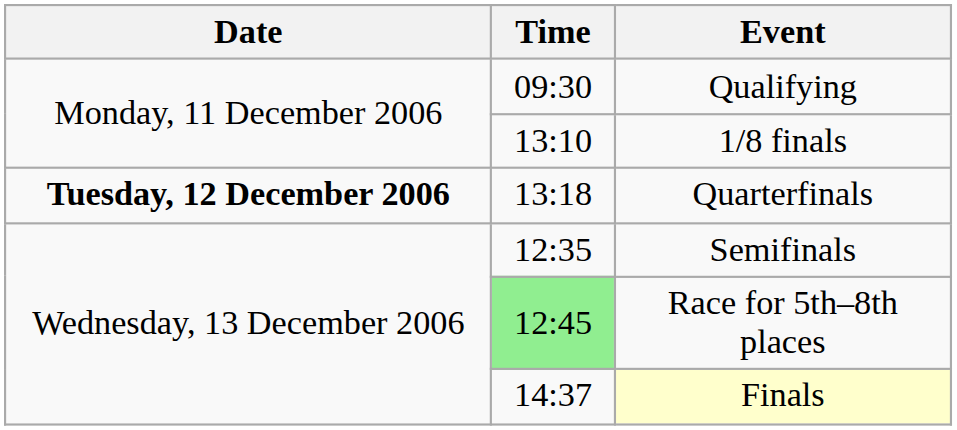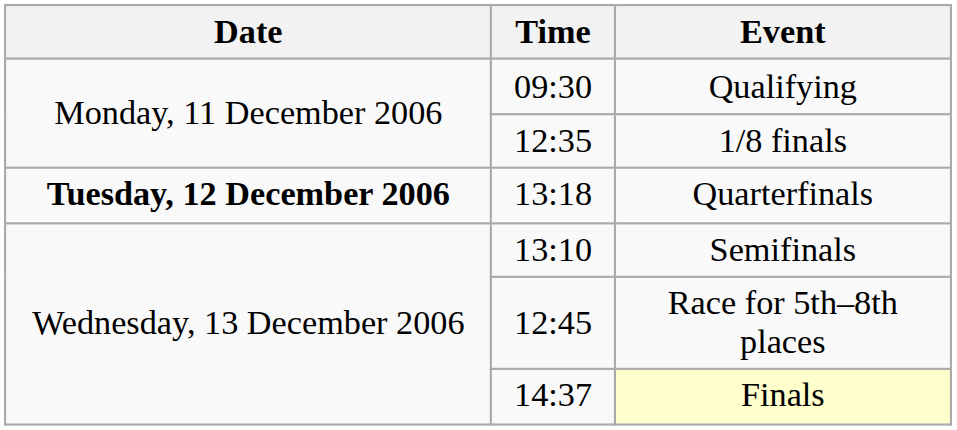(553, 140) 13:10 -> (553, 140) 12:35
(553, 248) 12:35 -> (553, 248) 13:10
(553, 322) lightgreen background -> (553, 322) no background
